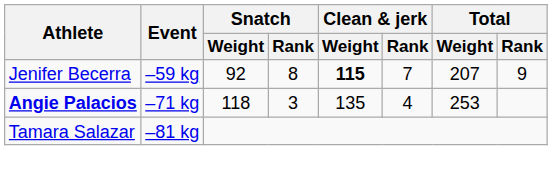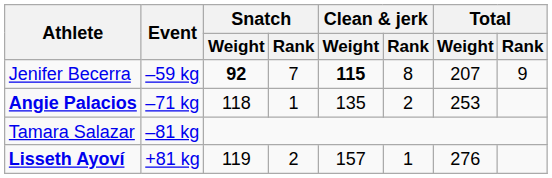(236, 75) normal -> (236, 75) bold
(293, 75) 8 -> (294, 75) 7
(408, 75) 7 -> (408, 75) 8
(293, 103) 3 -> (294, 103) 1
(408, 103) 4 -> (408, 103) 2
+ row: (67, 160)
